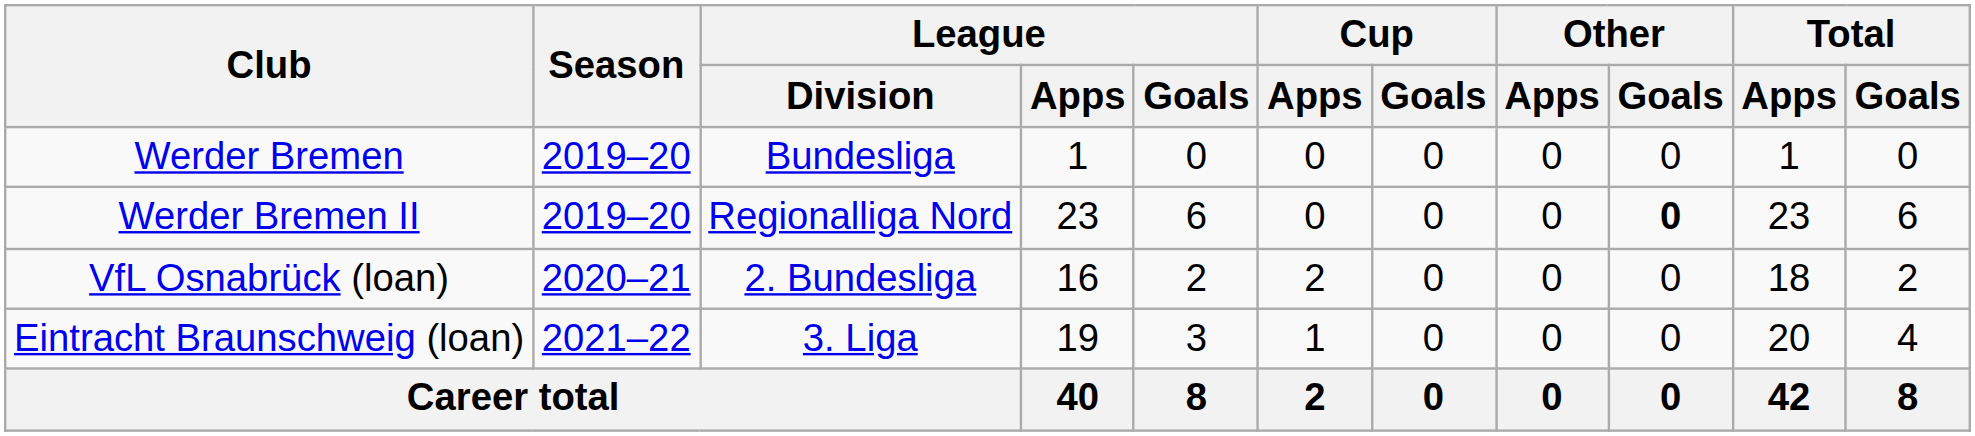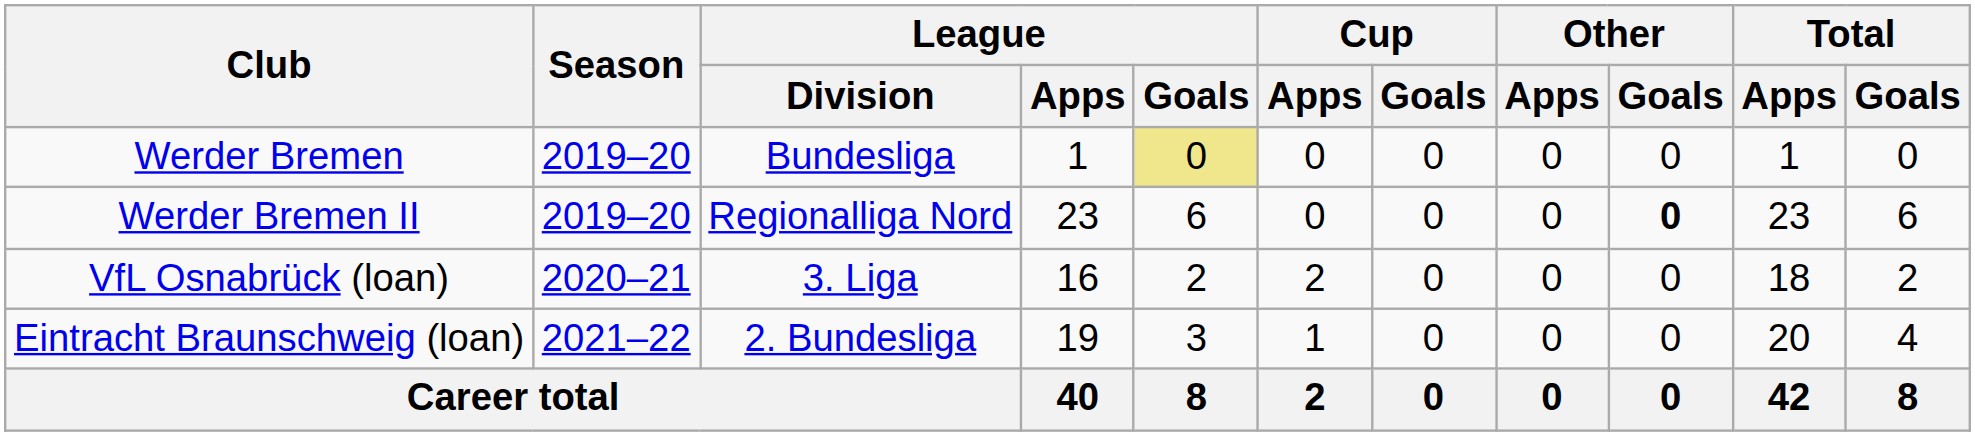(1196, 156) no background -> (1196, 156) khaki background
(860, 277) 2. Bundesliga -> (860, 277) 3. Liga
(860, 338) 3. Liga -> (860, 338) 2. Bundesliga
